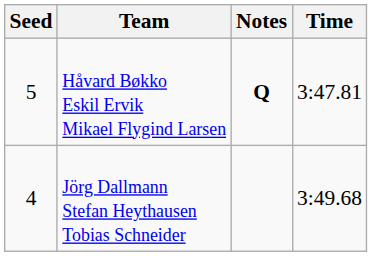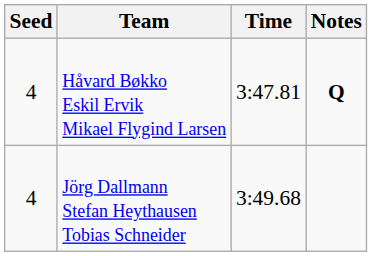columns swapped: (330, 21) <-> (262, 21)
(31, 91) 5 -> (31, 91) 4
